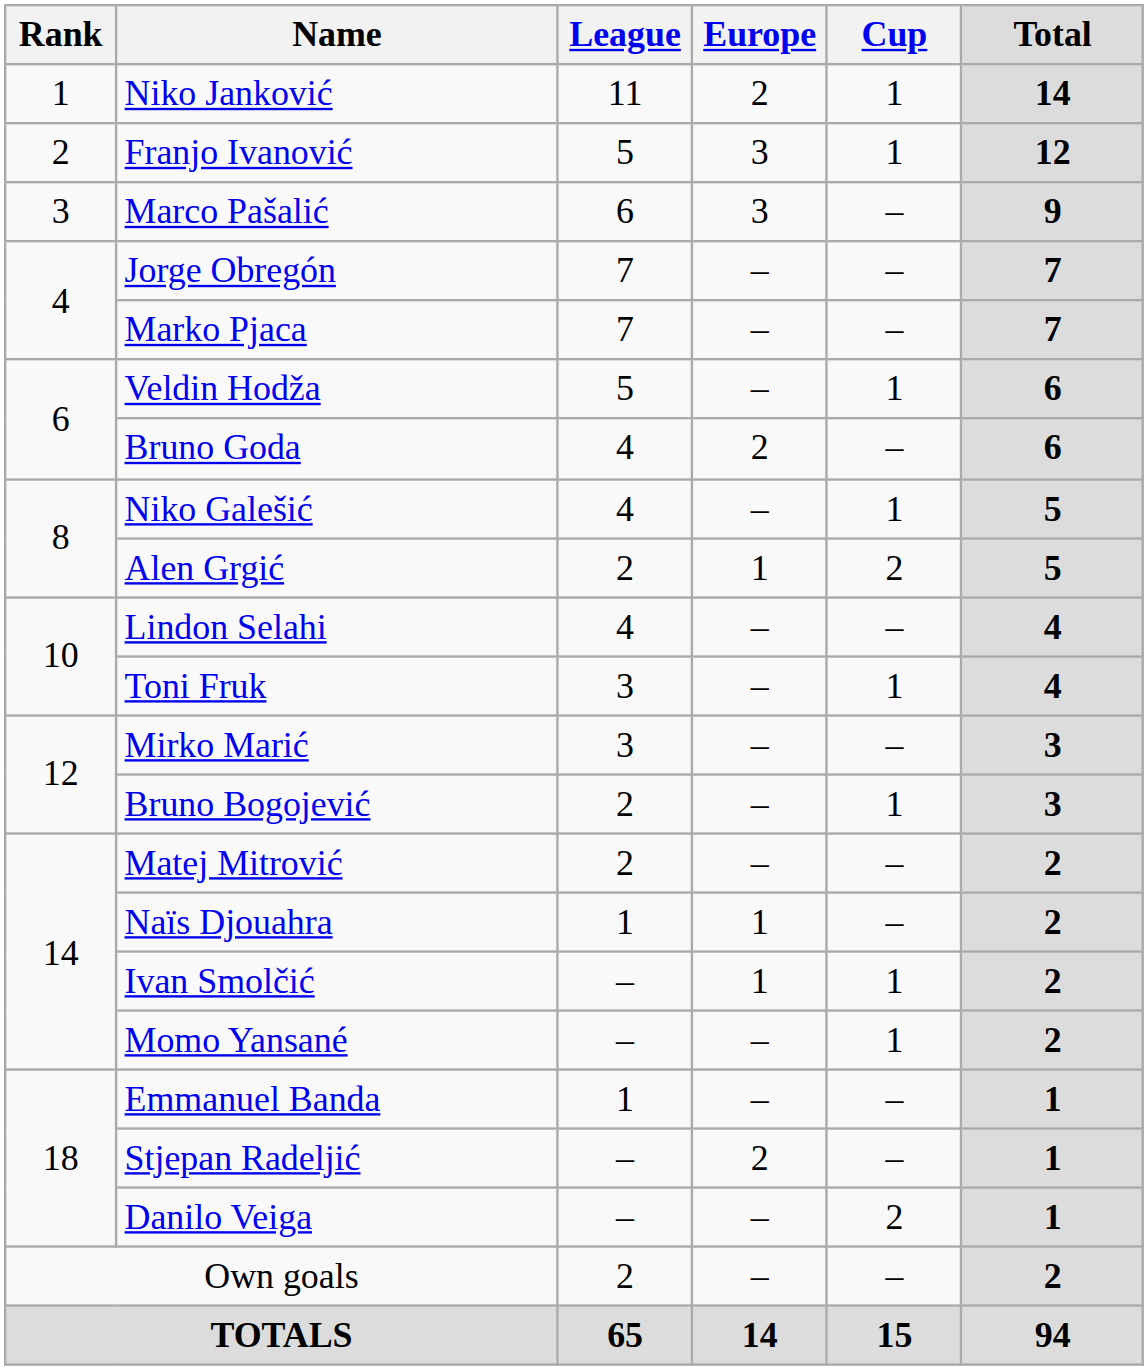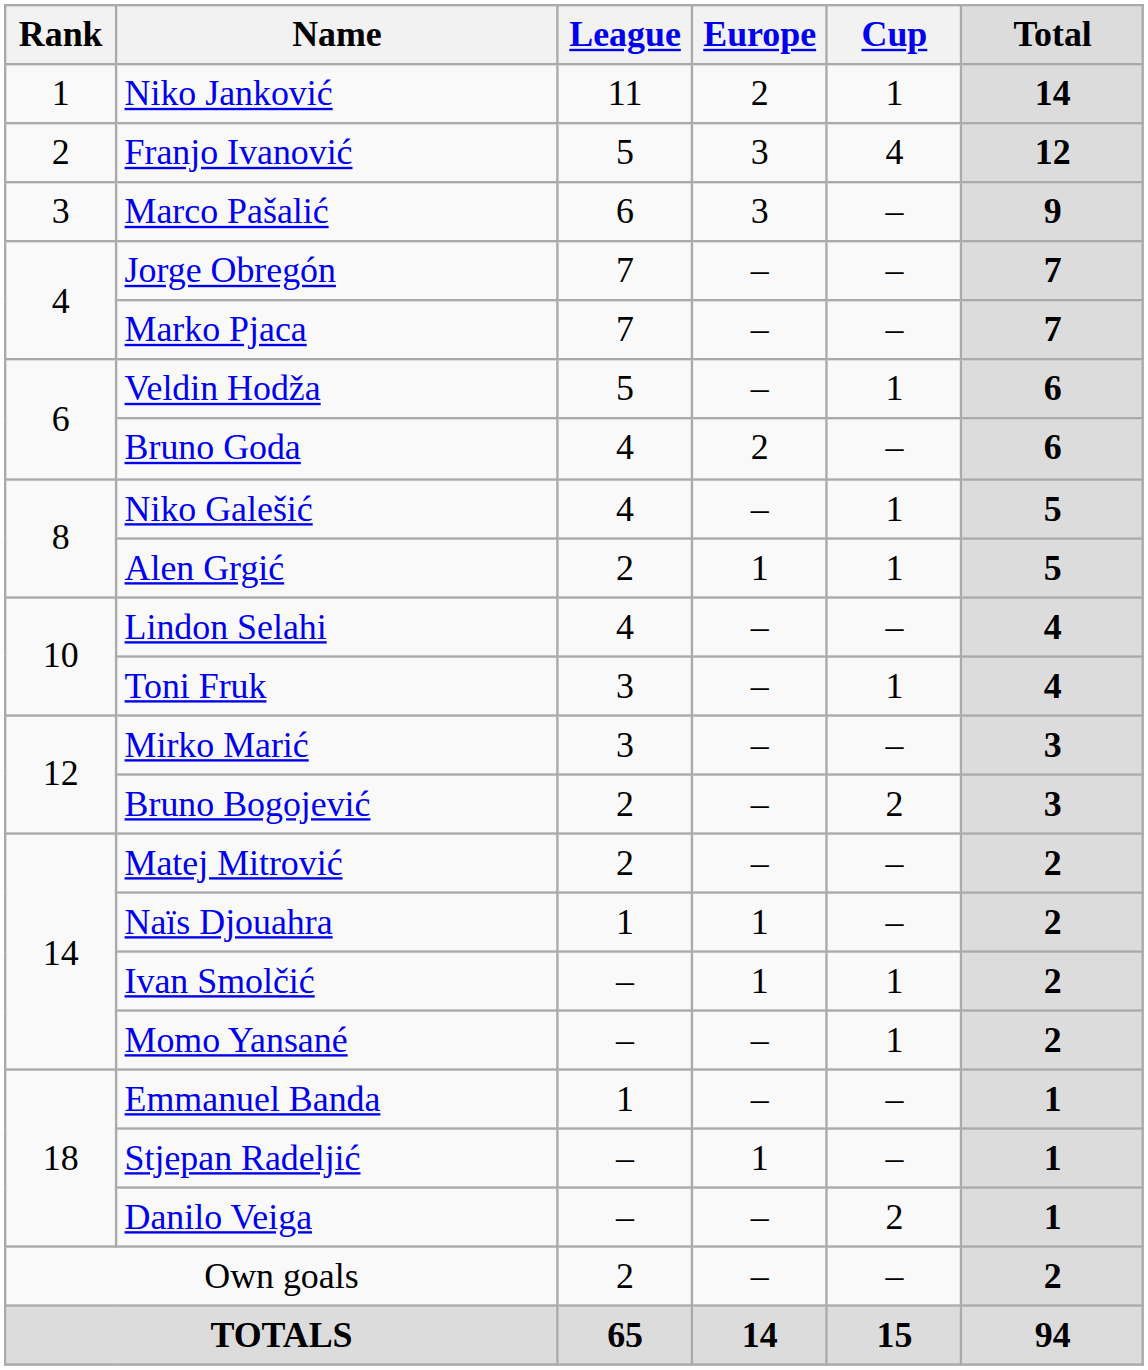(894, 152) 1 -> (894, 152) 4
(894, 566) 2 -> (894, 566) 1
(894, 803) 1 -> (894, 803) 2
(760, 1158) 2 -> (760, 1158) 1
